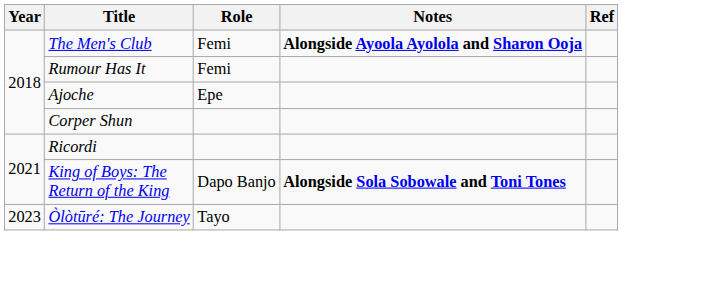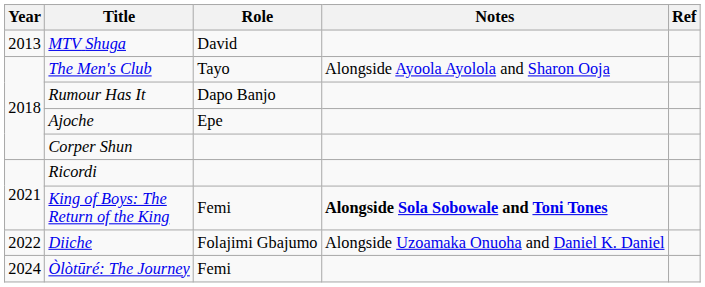+ row: (87, 43)
(214, 43) Femi -> (214, 69) Tayo
(433, 43) bold -> (467, 69) normal
(214, 69) Femi -> (237, 95) Dapo Banjo
(237, 181) Dapo Banjo -> (214, 207) Femi
+ row: (70, 242)
(25, 216) 2023 -> (25, 268) 2024
(214, 216) Tayo -> (214, 268) Femi
